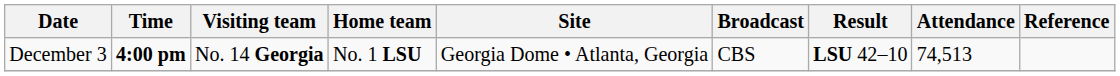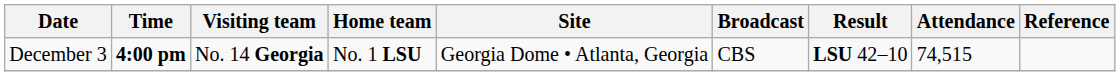(944, 54) 74,513 -> (944, 54) 74,515
